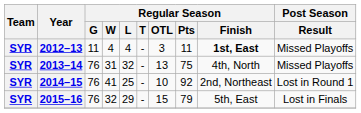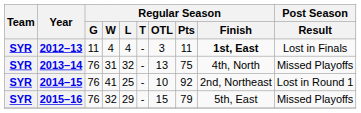(315, 48) Missed Playoffs -> (315, 48) Lost in Finals
(315, 100) Lost in Finals -> (315, 100) Missed Playoffs
